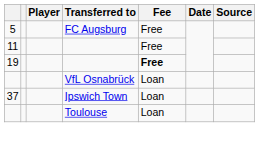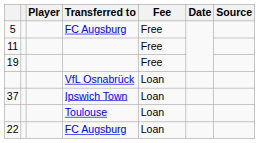(152, 63) bold -> (152, 63) normal
+ row: (13, 130)
